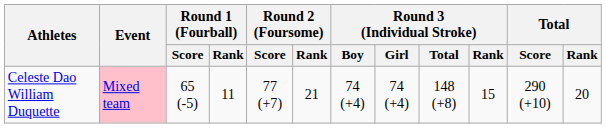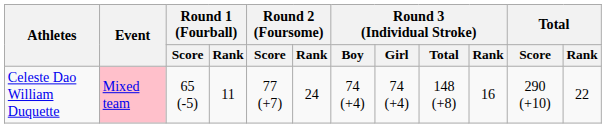(312, 95) 21 -> (312, 95) 24
(488, 95) 15 -> (488, 95) 16
(582, 95) 20 -> (582, 95) 22
